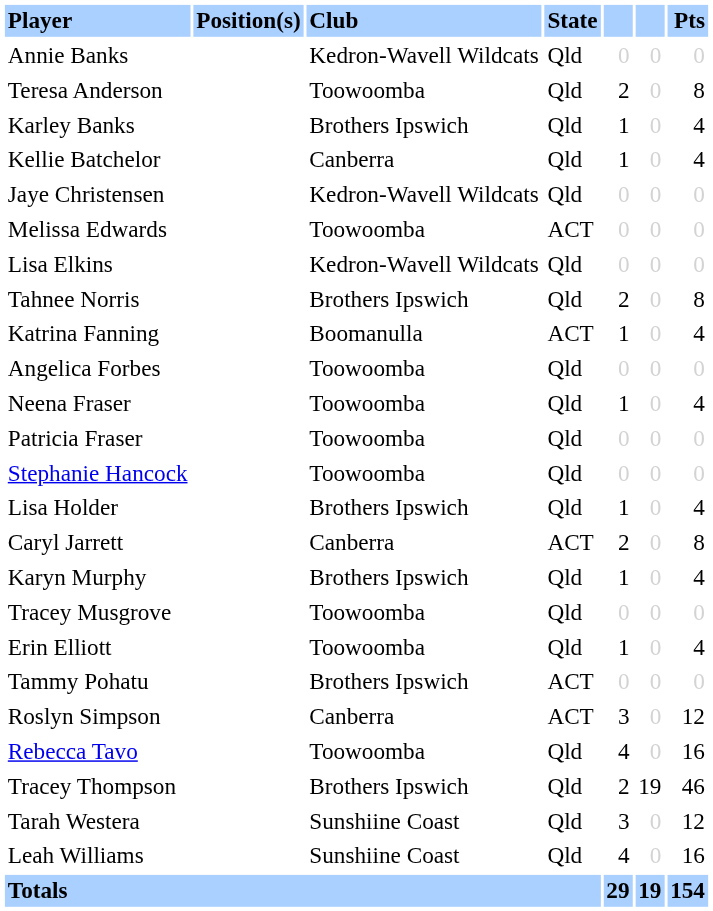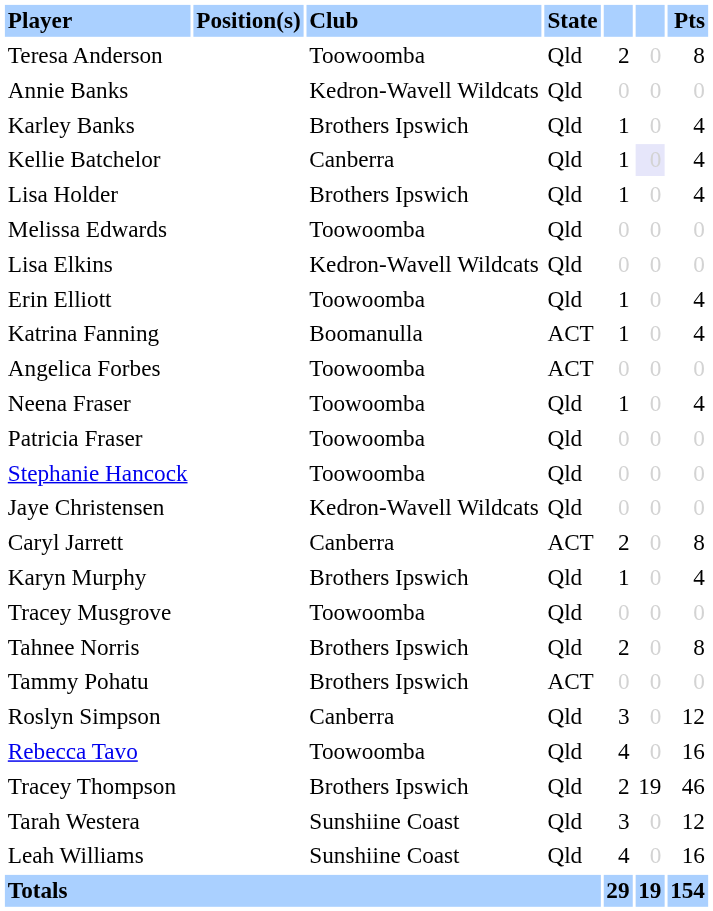rows swapped: (85, 90) <-> (68, 55)
(656, 159) no background -> (656, 159) lavender background
rows swapped: (86, 194) <-> (63, 507)
(571, 229) ACT -> (565, 229) Qld
rows swapped: (60, 647) <-> (74, 299)
(565, 368) Qld -> (571, 368) ACT
(571, 716) ACT -> (565, 716) Qld
